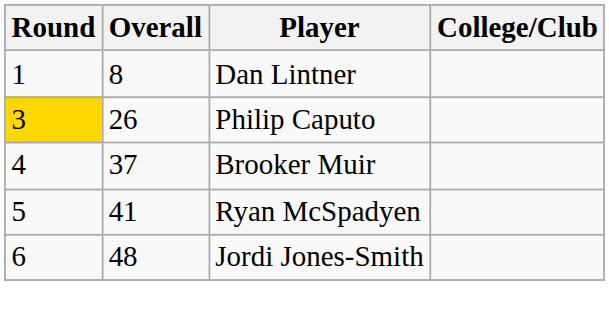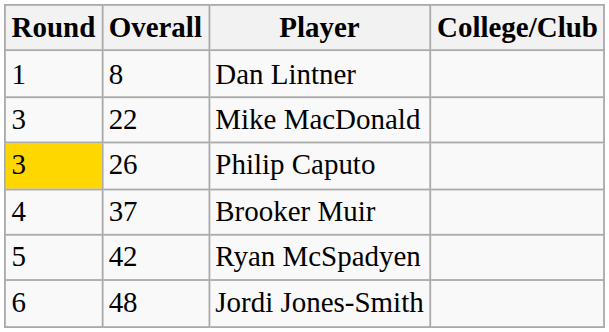+ row: (318, 119)
(123, 211) 41 -> (123, 257) 42
